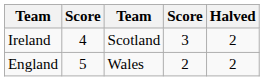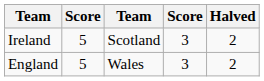(83, 40) 4 -> (83, 40) 5
(185, 64) 2 -> (185, 64) 3
